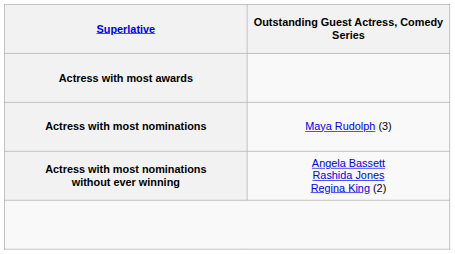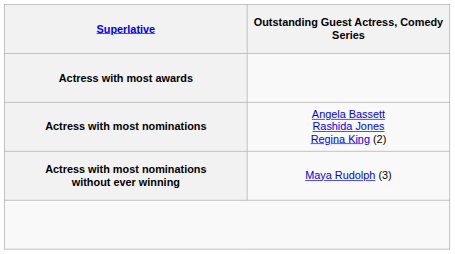(348, 126) Maya Rudolph (3) -> (348, 126) Angela Bassett Rashida Jones Regina King (2)
(348, 175) Angela Bassett Rashida Jones Regina King (2) -> (348, 175) Maya Rudolph (3)
